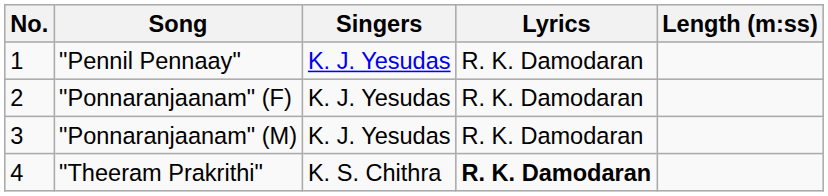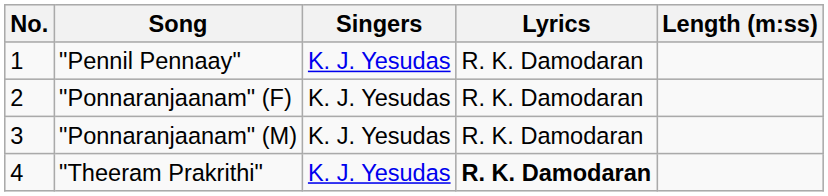(375, 173) K. S. Chithra -> (379, 173) K. J. Yesudas
